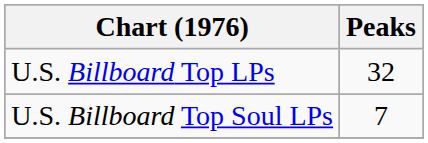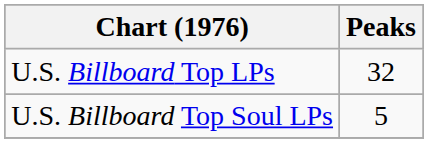(381, 115) 7 -> (381, 115) 5
